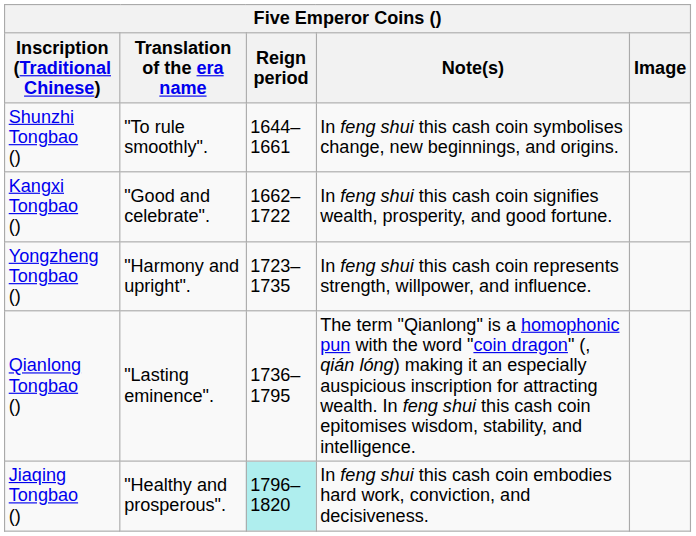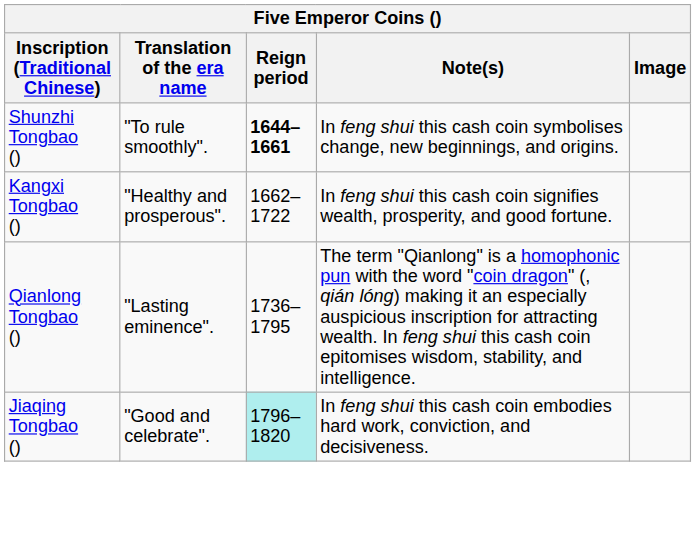(275, 137) normal -> (275, 137) bold
(167, 206) "Good and celebrate". -> (176, 206) "Healthy and prosperous".
- row: (54, 275)
(176, 495) "Healthy and prosperous". -> (167, 426) "Good and celebrate".
